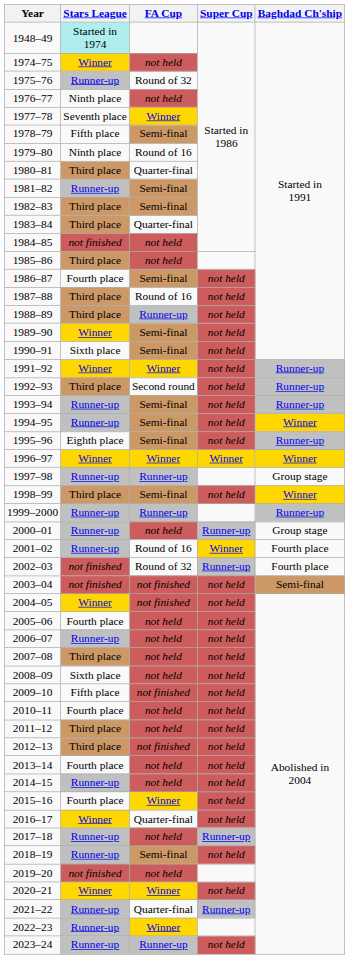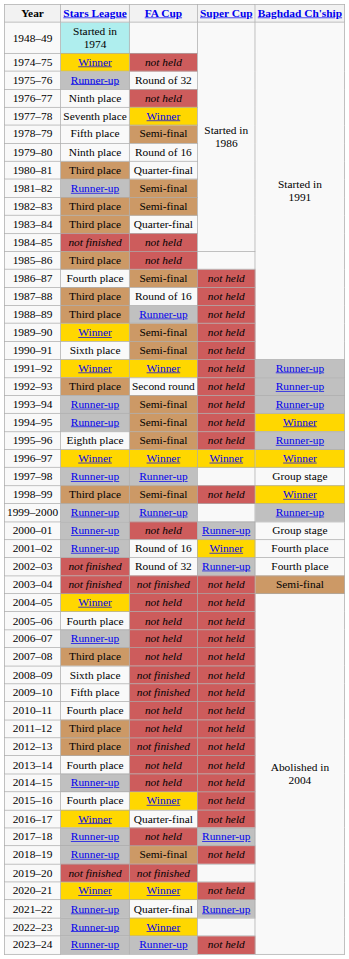(163, 602) not finished -> (163, 602) not held
(163, 674) not held -> (163, 674) not finished
(163, 873) not held -> (163, 873) not finished
